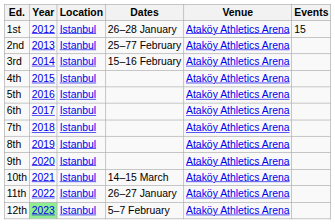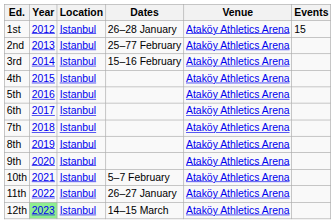(138, 177) 14–15 March -> (139, 177) 5–7 February
(139, 210) 5–7 February -> (138, 210) 14–15 March
